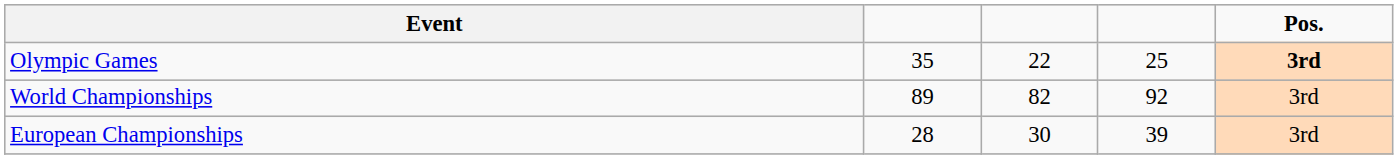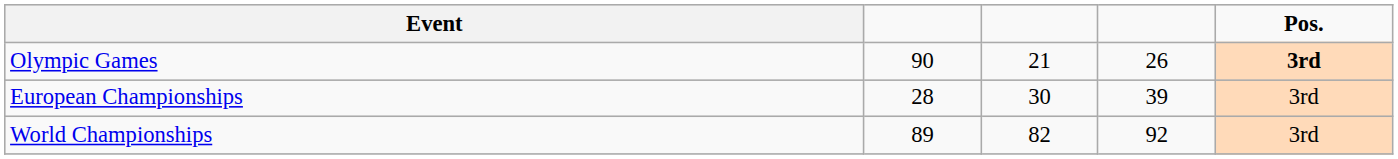(922, 60) 35 -> (922, 60) 90
(1040, 60) 22 -> (1040, 60) 21
(1157, 60) 25 -> (1157, 60) 26
rows swapped: (111, 98) <-> (126, 135)
